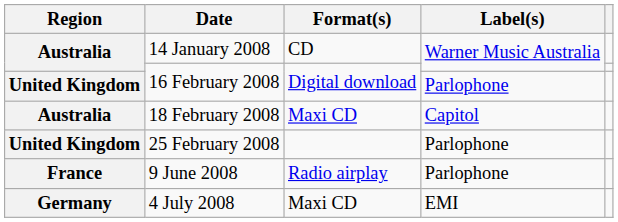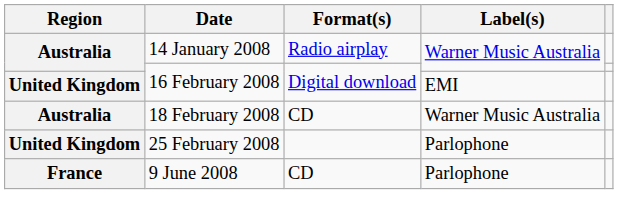(301, 48) CD -> (338, 48) Radio airplay
(467, 85) Parlophone -> (442, 85) EMI
(322, 115) Maxi CD -> (301, 115) CD
(452, 115) Capitol -> (512, 115) Warner Music Australia
(338, 173) Radio airplay -> (301, 173) CD
- row: (75, 202)
